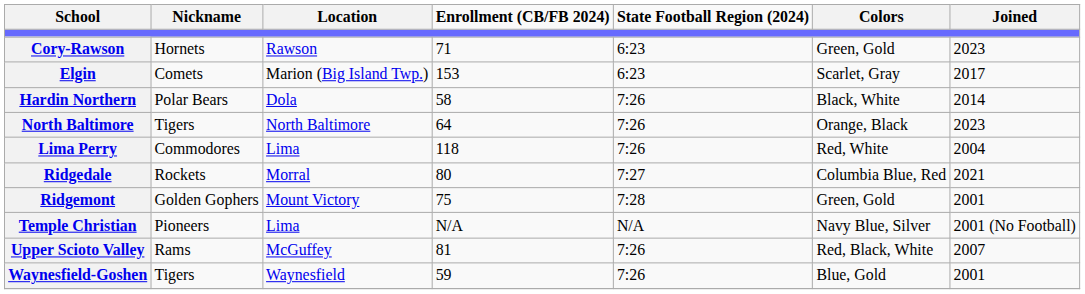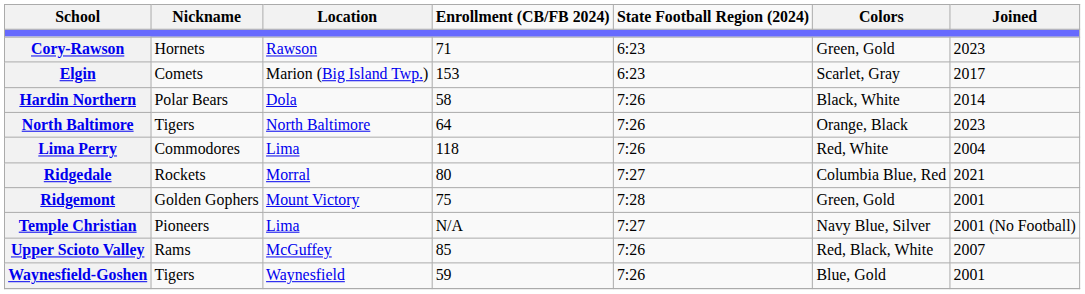(631, 225) N/A -> (631, 225) 7:27
(444, 250) 81 -> (444, 250) 85
